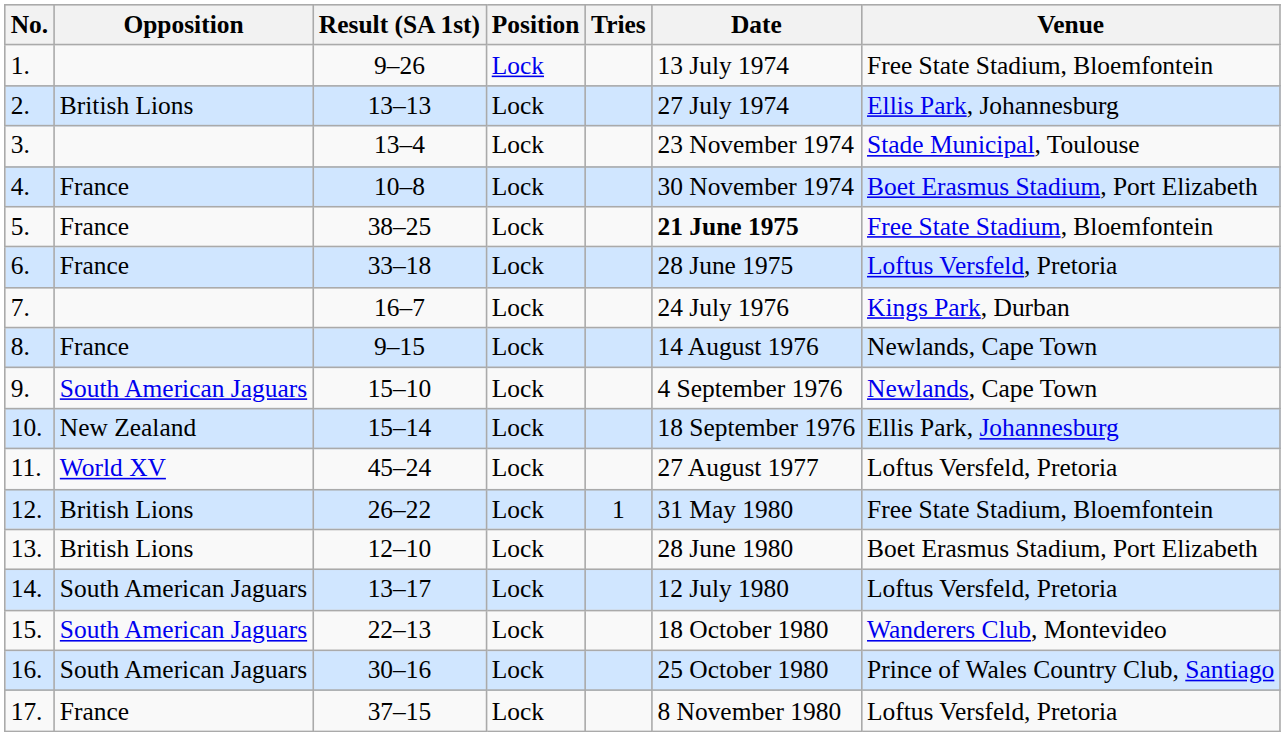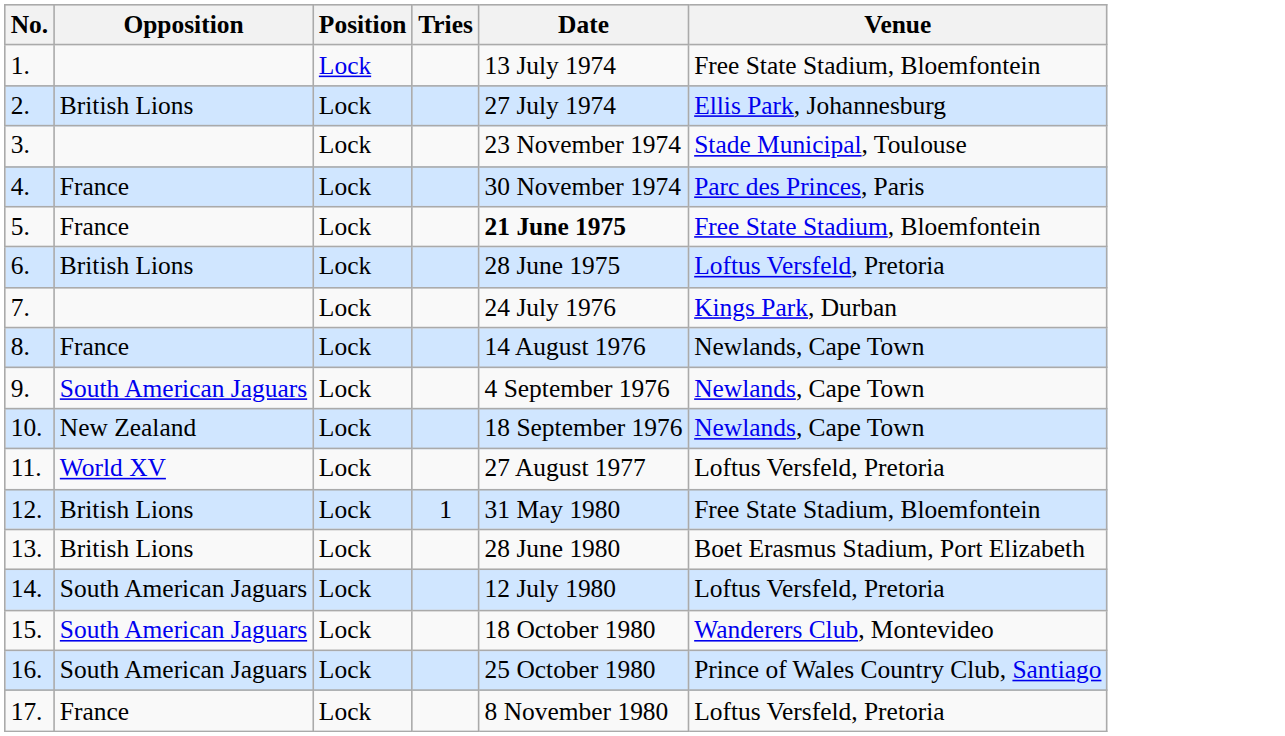- column: (399, 24)
(1062, 186) Boet Erasmus Stadium, Port Elizabeth -> (809, 186) Parc des Princes, Paris
(94, 266) France -> (127, 266) British Lions
(993, 428) Ellis Park, Johannesburg -> (809, 428) Newlands, Cape Town
